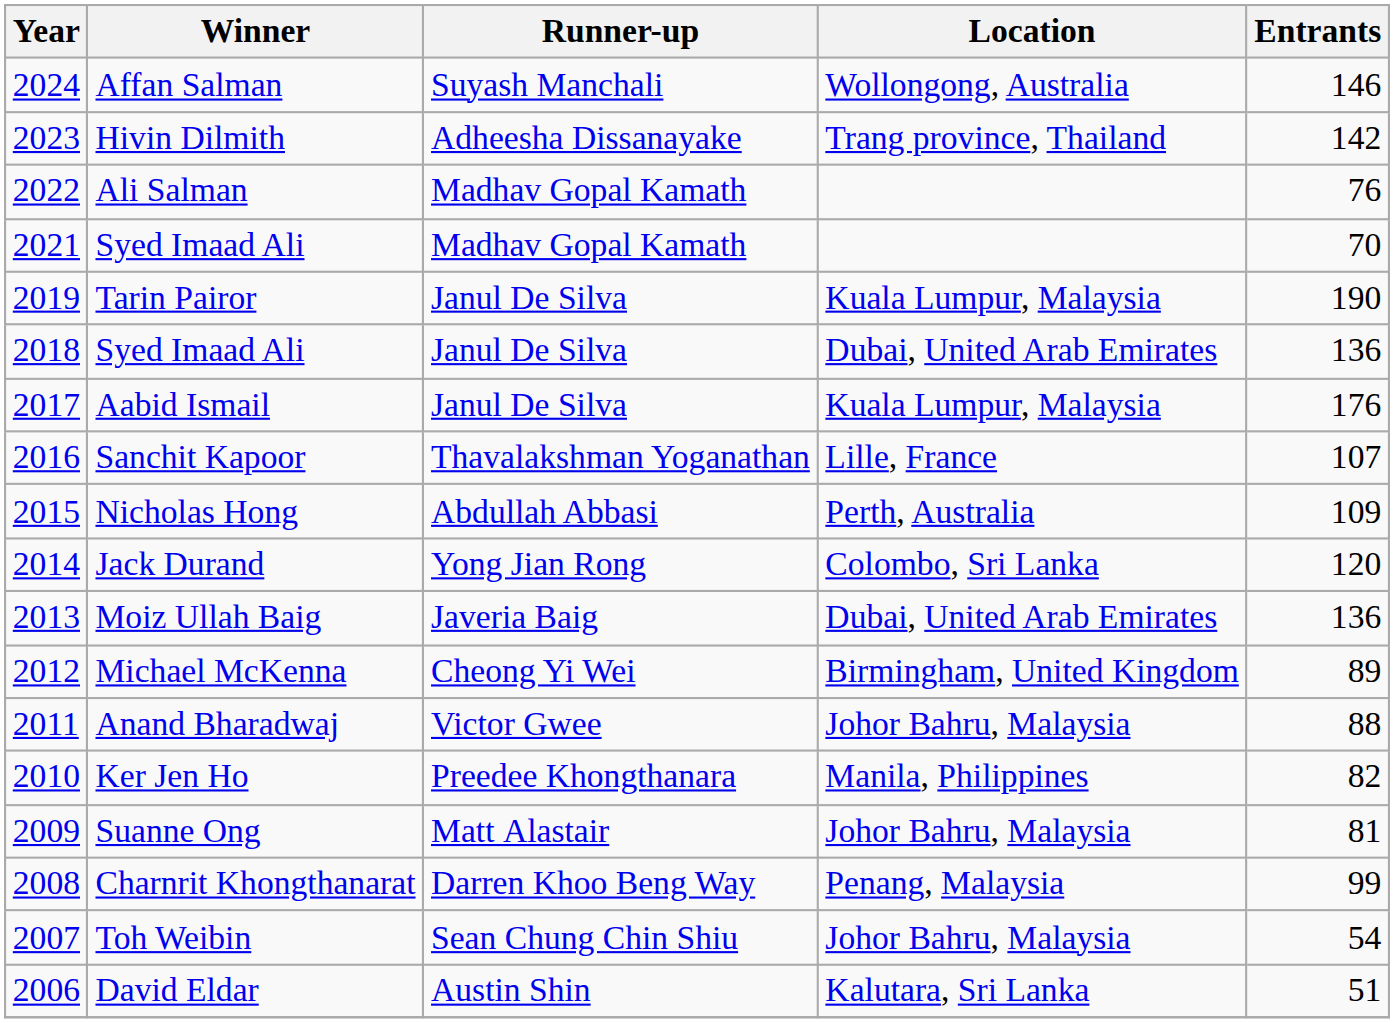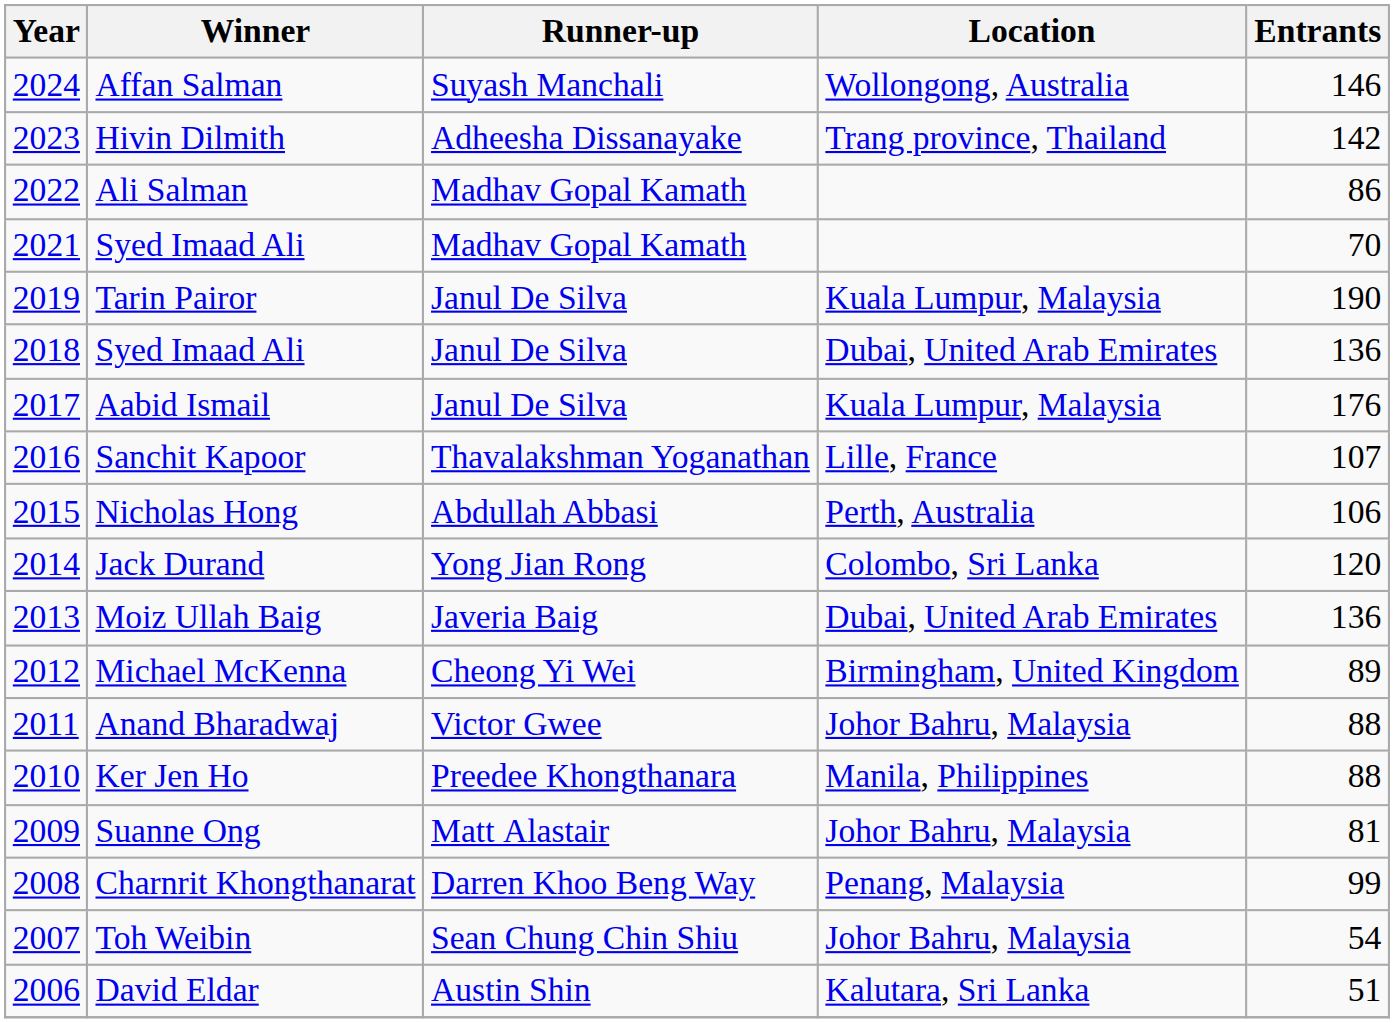(1364, 191) 76 -> (1364, 191) 86
(1356, 510) 109 -> (1356, 510) 106
(1364, 777) 82 -> (1364, 777) 88
